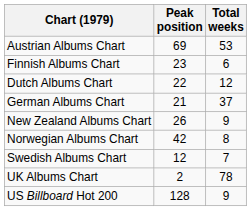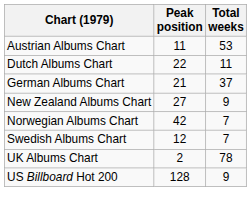(180, 45) 69 -> (180, 45) 11
- row: (63, 64)
(226, 83) 12 -> (226, 64) 11
(180, 121) 26 -> (180, 102) 27
(226, 139) 8 -> (226, 121) 7
